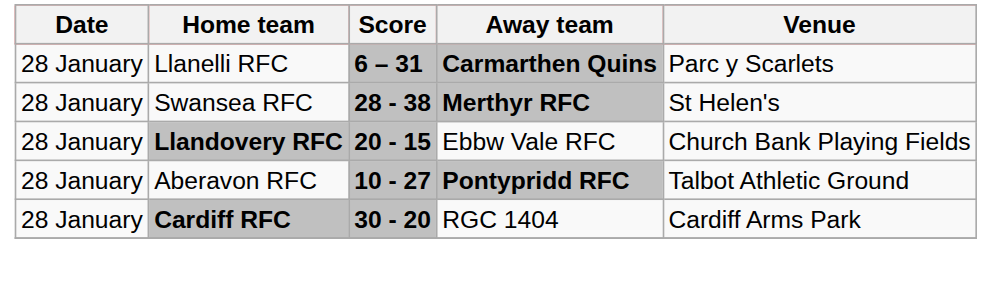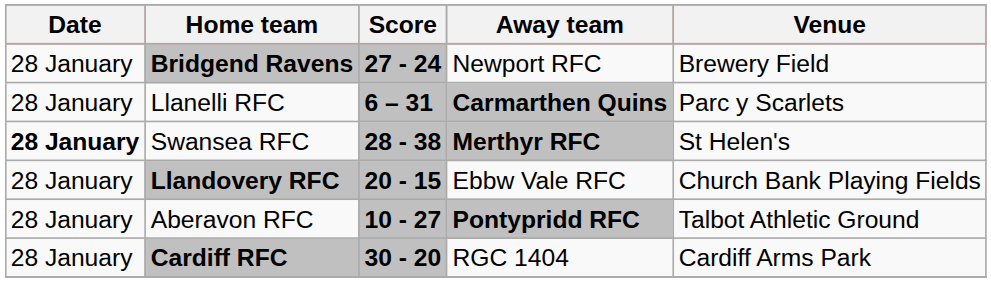+ row: (252, 63)
(82, 102) normal -> (75, 141) bold
